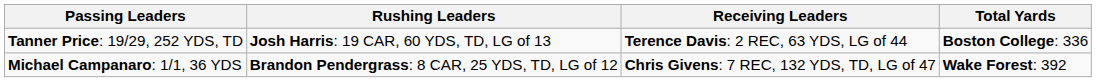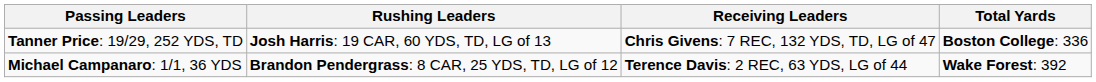(766, 40) Terence Davis: 2 REC, 63 YDS, LG of 44 -> (780, 40) Chris Givens: 7 REC, 132 YDS, TD, LG of 47
(780, 64) Chris Givens: 7 REC, 132 YDS, TD, LG of 47 -> (766, 64) Terence Davis: 2 REC, 63 YDS, LG of 44
